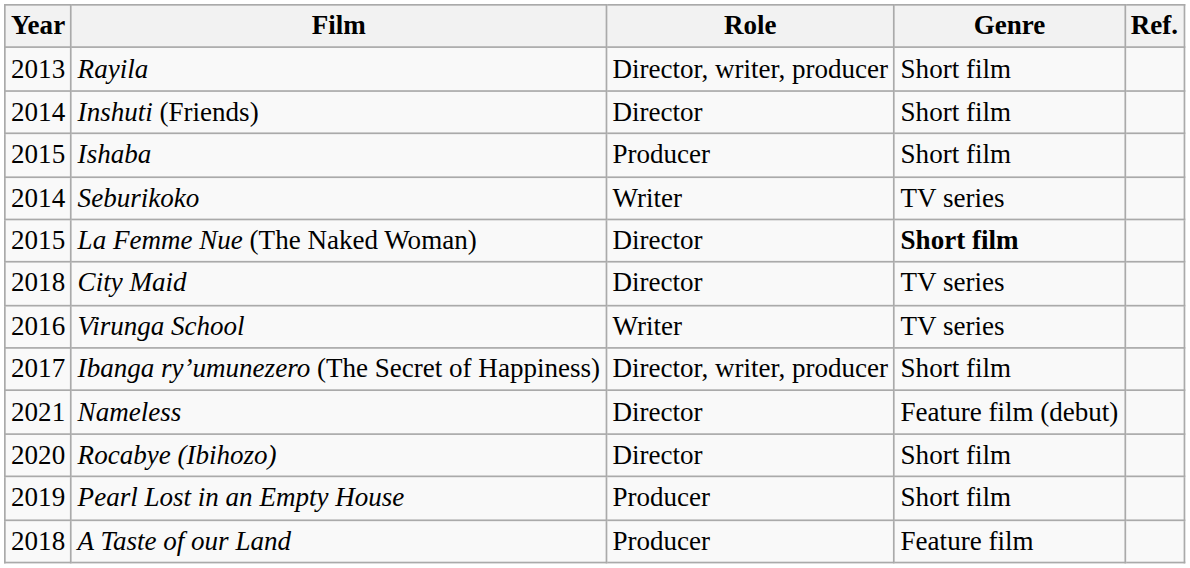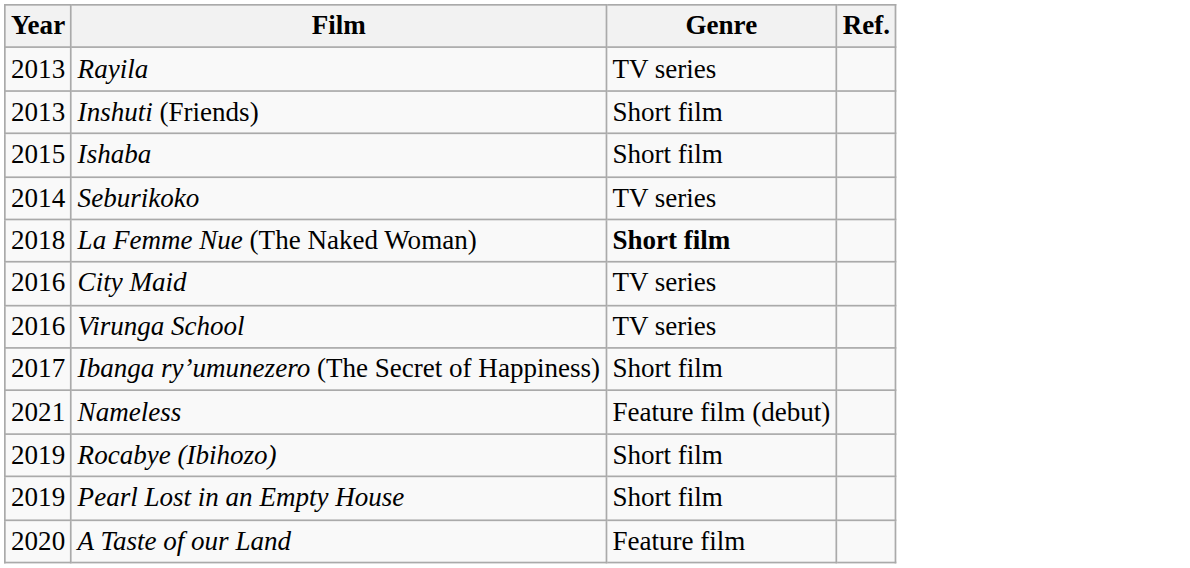- column: (750, 25)
(956, 68) Short film -> (664, 68) TV series
(38, 111) 2014 -> (38, 111) 2013
(38, 240) 2015 -> (38, 240) 2018
(38, 283) 2018 -> (38, 283) 2016
(38, 454) 2020 -> (38, 454) 2019
(38, 540) 2018 -> (38, 540) 2020
